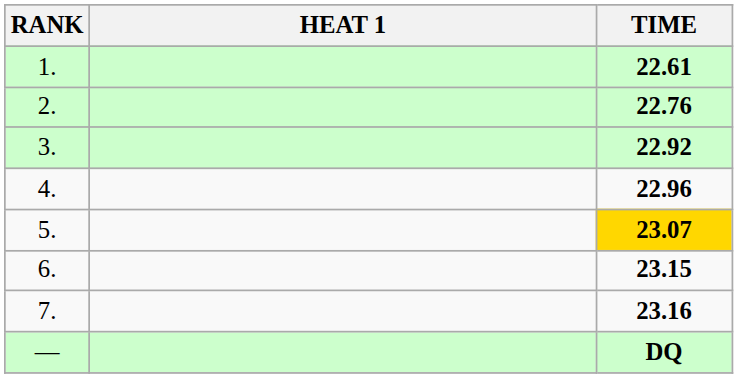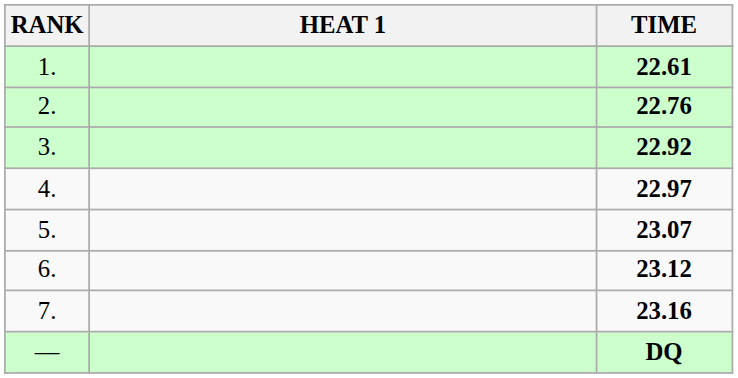(664, 188) 22.96 -> (664, 188) 22.97
(664, 229) gold background -> (664, 229) no background
(664, 270) 23.15 -> (664, 270) 23.12
